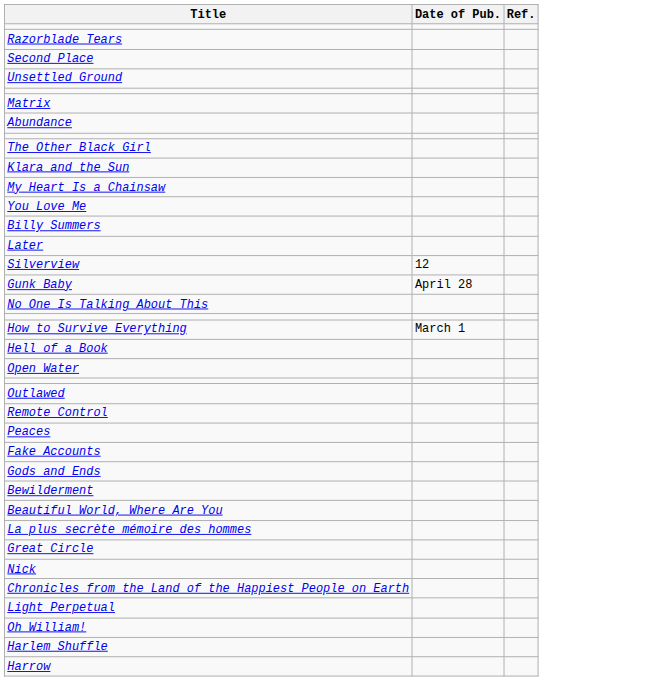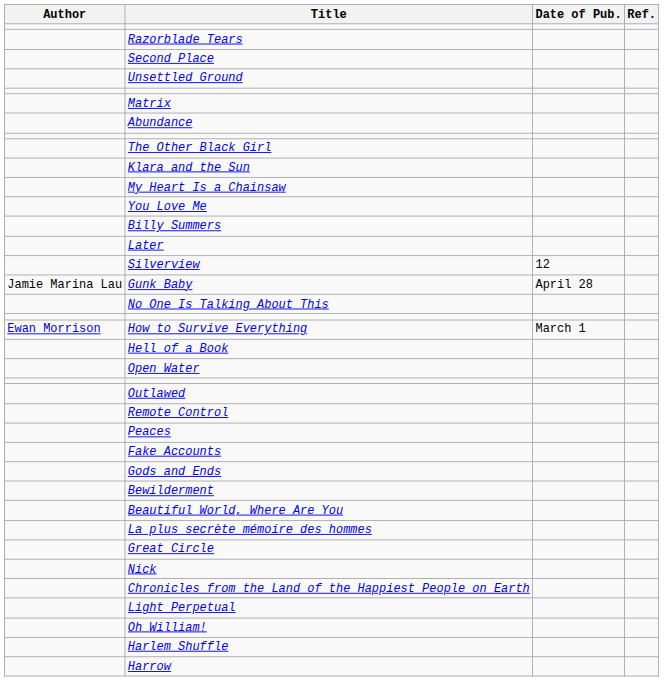+ column: (65, 14)
